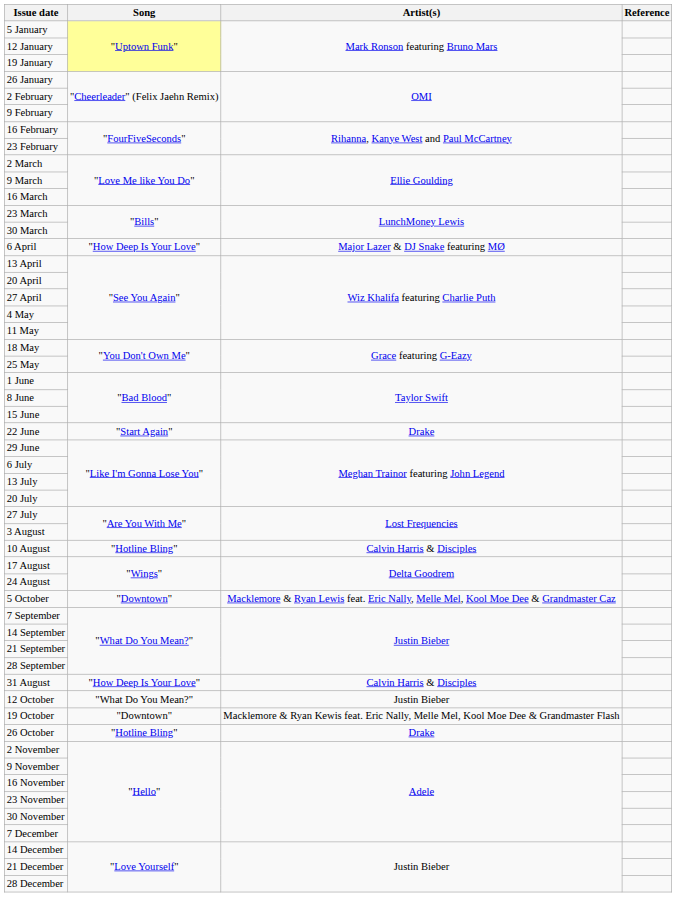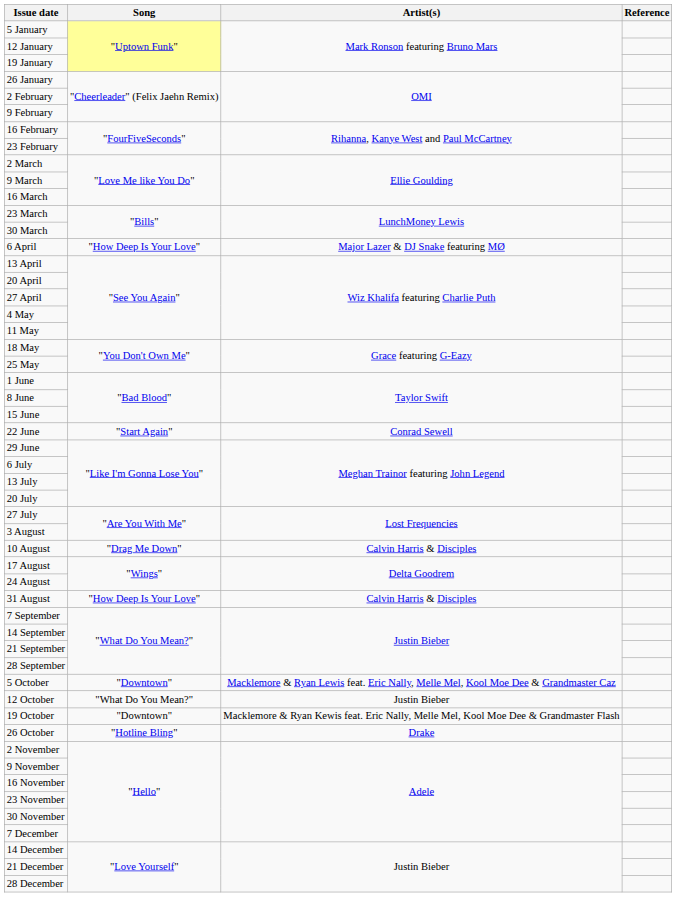(421, 431) Drake -> (421, 431) Conrad Sewell
(144, 548) "Hotline Bling" -> (144, 548) "Drag Me Down"
rows swapped: (28, 682) <-> (28, 599)
